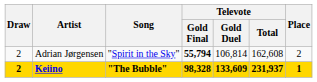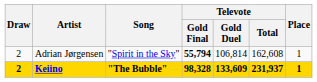(299, 54) 2 -> (299, 54) 1
